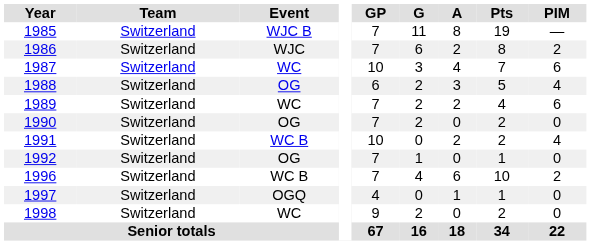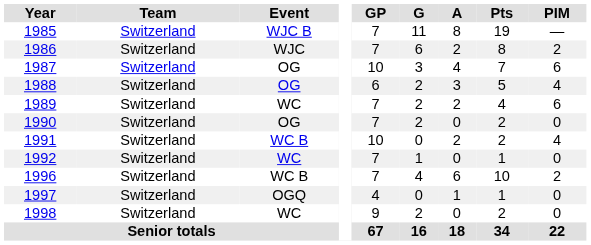(289, 67) WC -> (289, 67) OG
(289, 158) OG -> (289, 158) WC
